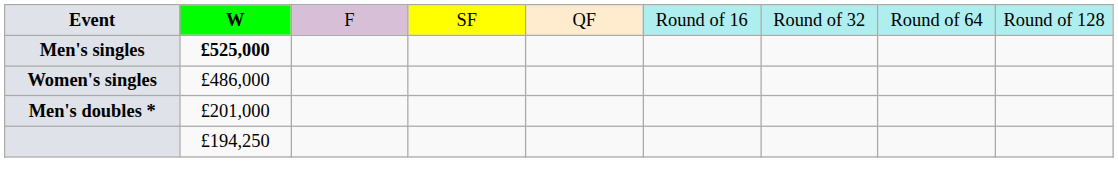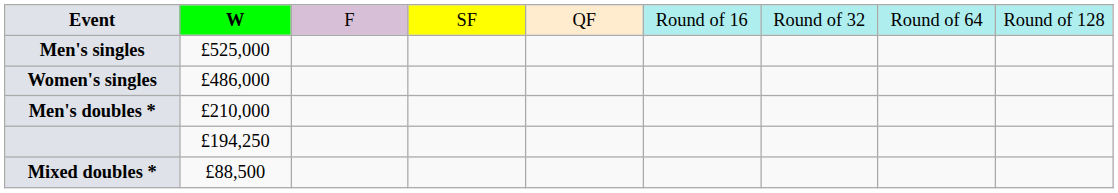(235, 50) bold -> (235, 50) normal
(235, 111) £201,000 -> (235, 111) £210,000
+ row: (92, 172)
